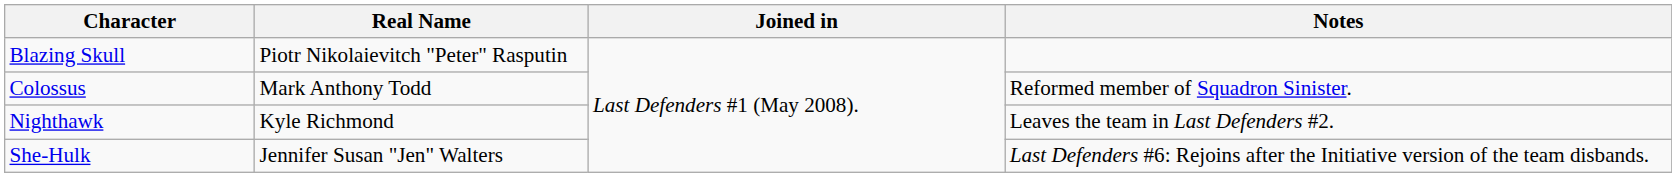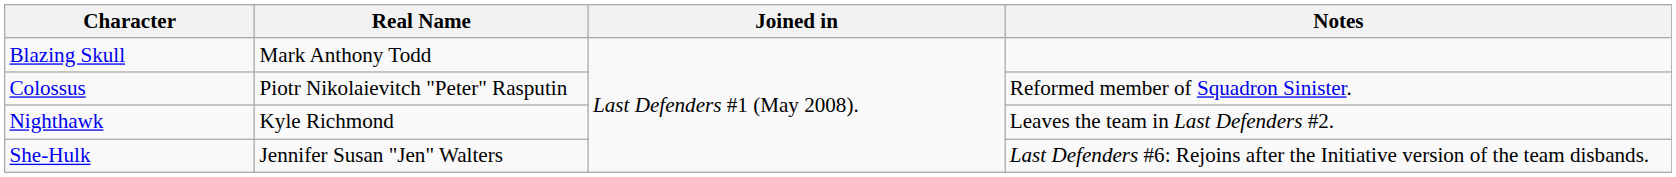(413, 54) Piotr Nikolaievitch "Peter" Rasputin -> (345, 54) Mark Anthony Todd
(345, 88) Mark Anthony Todd -> (413, 88) Piotr Nikolaievitch "Peter" Rasputin
